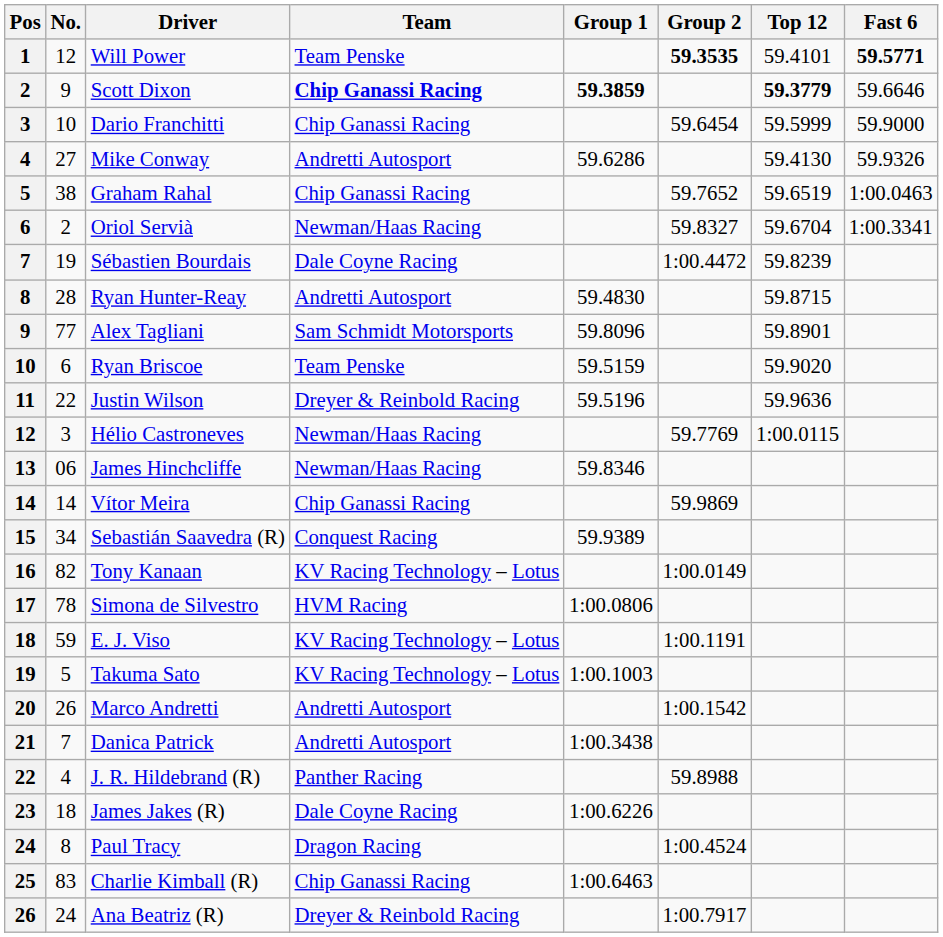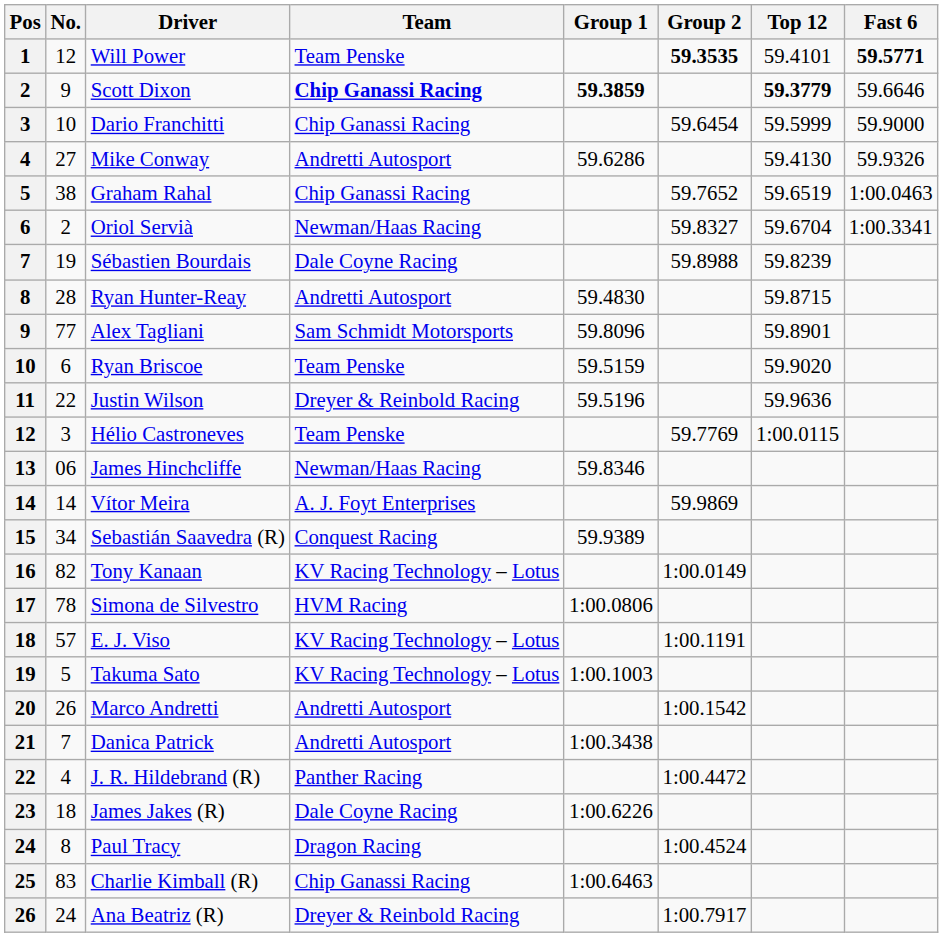(704, 262) 1:00.4472 -> (704, 262) 59.8988
(388, 433) Newman/Haas Racing -> (350, 433) Team Penske
(382, 502) Chip Ganassi Racing -> (385, 502) A. J. Foyt Enterprises
(66, 639) 59 -> (66, 639) 57
(704, 777) 59.8988 -> (704, 777) 1:00.4472
